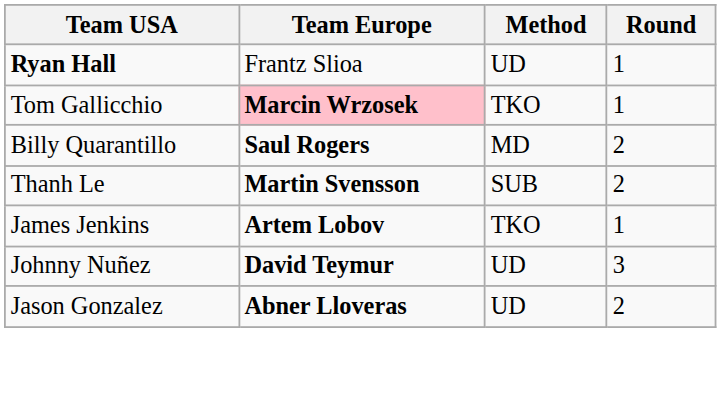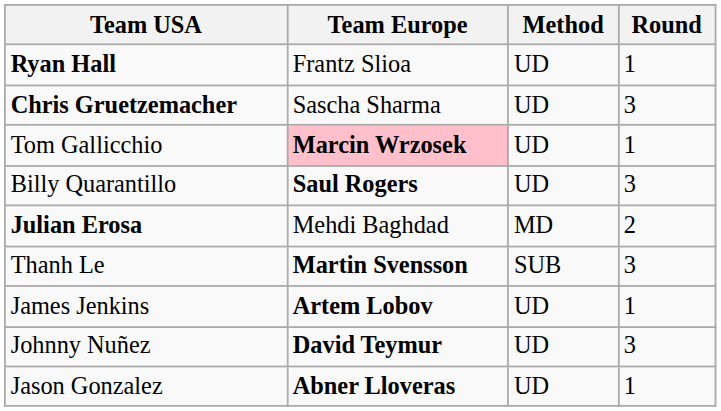+ row: (124, 104)
(516, 104) TKO -> (532, 144) UD
(510, 144) MD -> (532, 184) UD
(619, 144) 2 -> (630, 184) 3
+ row: (76, 224)
(619, 184) 2 -> (630, 265) 3
(516, 224) TKO -> (532, 305) UD
(619, 305) 2 -> (630, 385) 1
